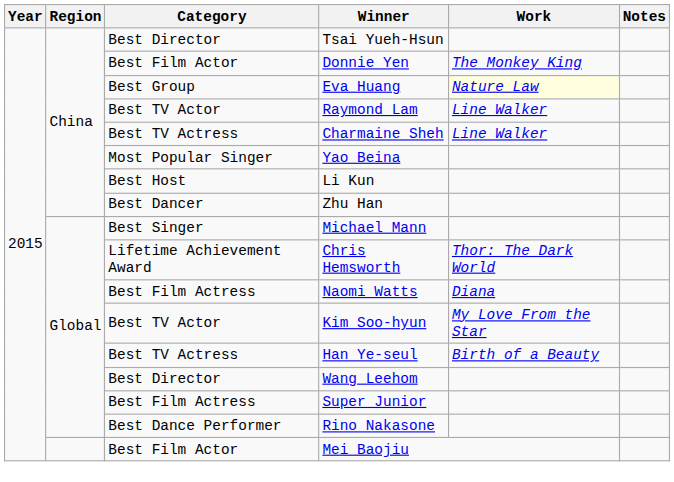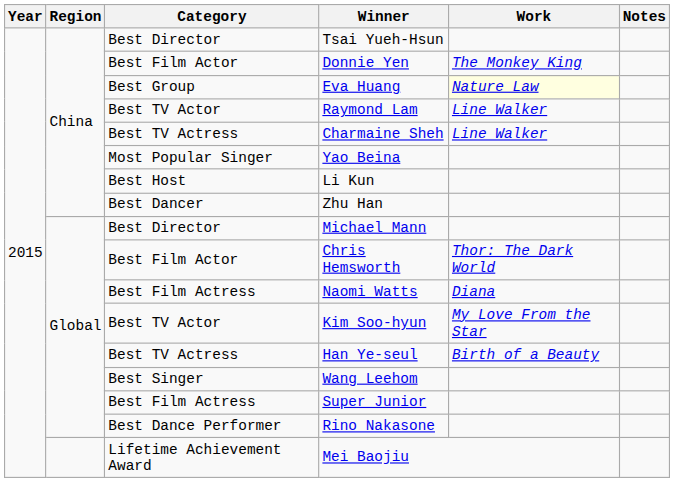(156, 228) Best Singer -> (165, 228) Best Director
(195, 260) Lifetime Achievement Award -> (173, 260) Best Film Actor
(165, 379) Best Director -> (156, 379) Best Singer
(173, 449) Best Film Actor -> (195, 458) Lifetime Achievement Award
